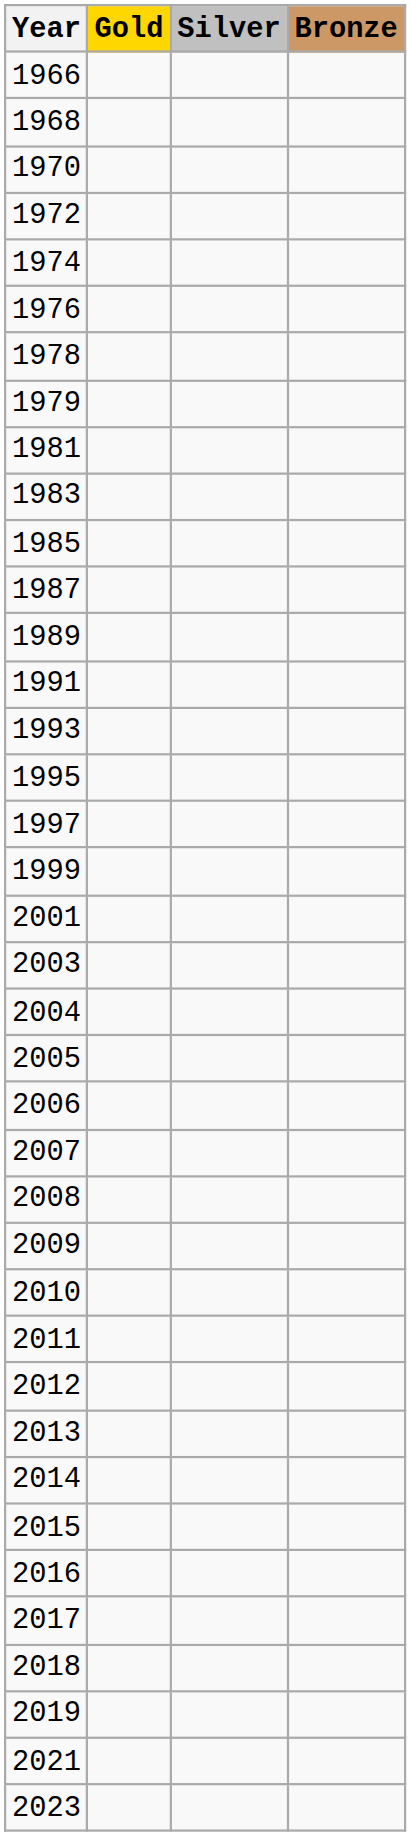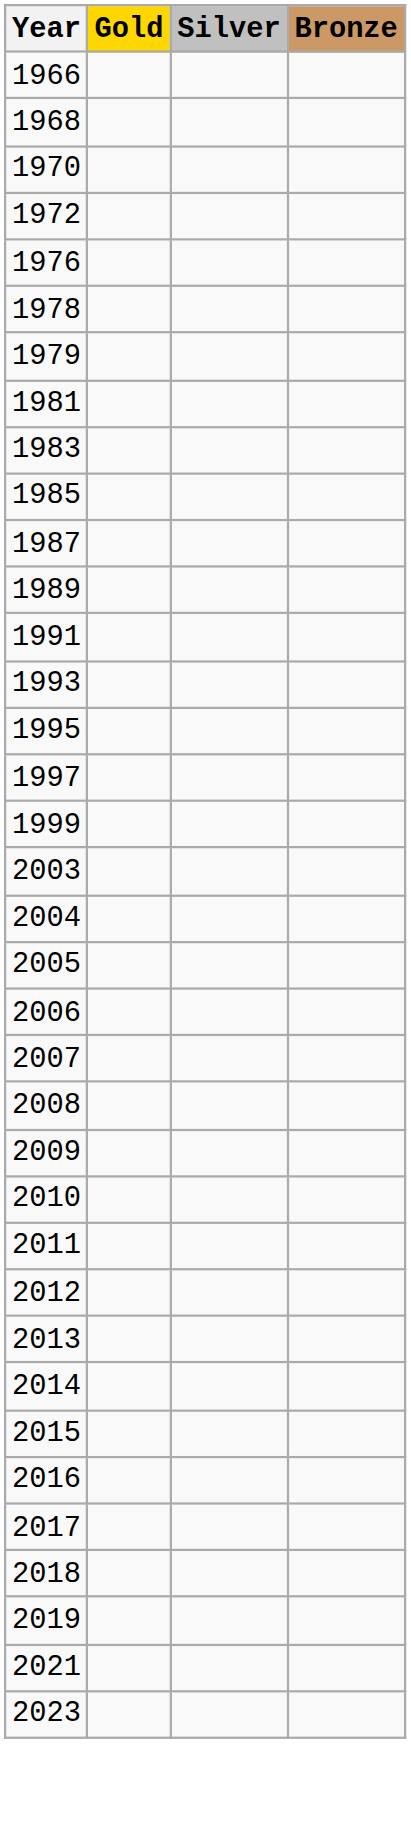- row: (46, 263)
- row: (46, 918)
